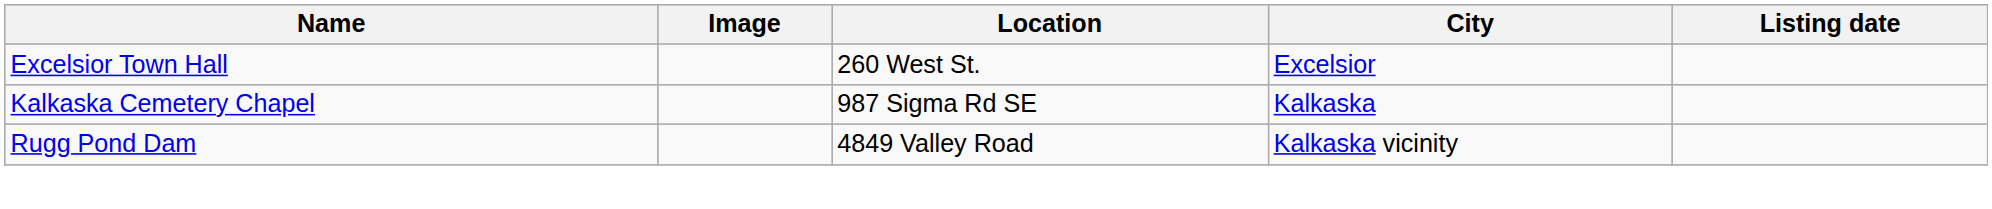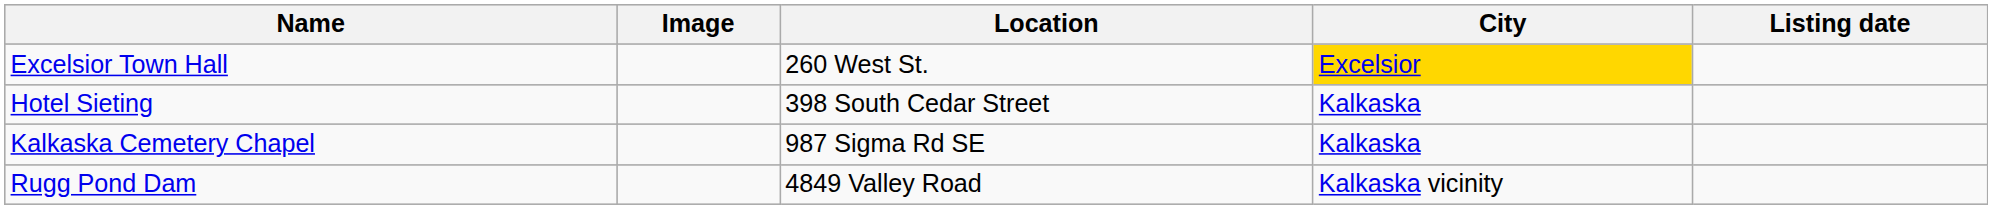(1325, 64) no background -> (1370, 64) gold background
+ row: (82, 104)
